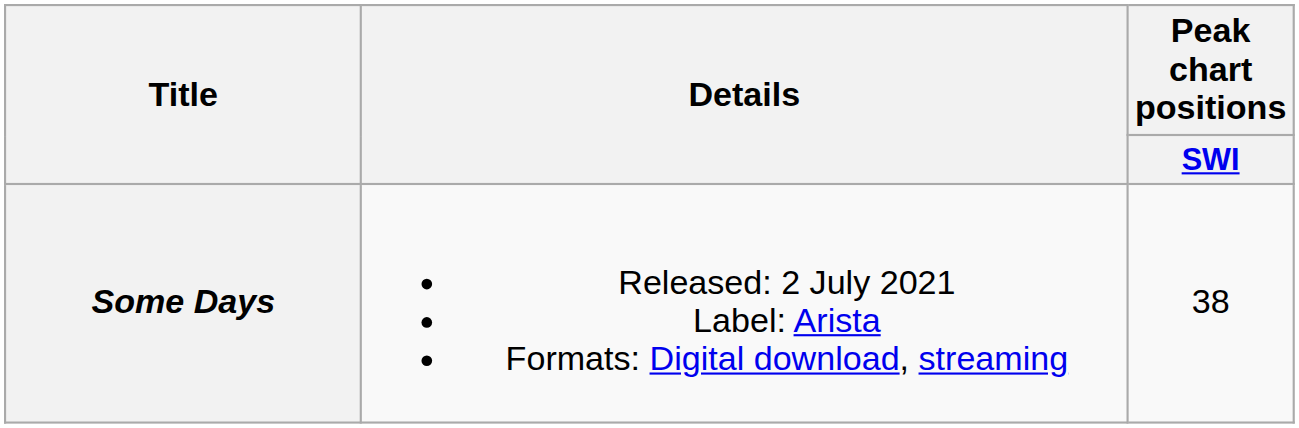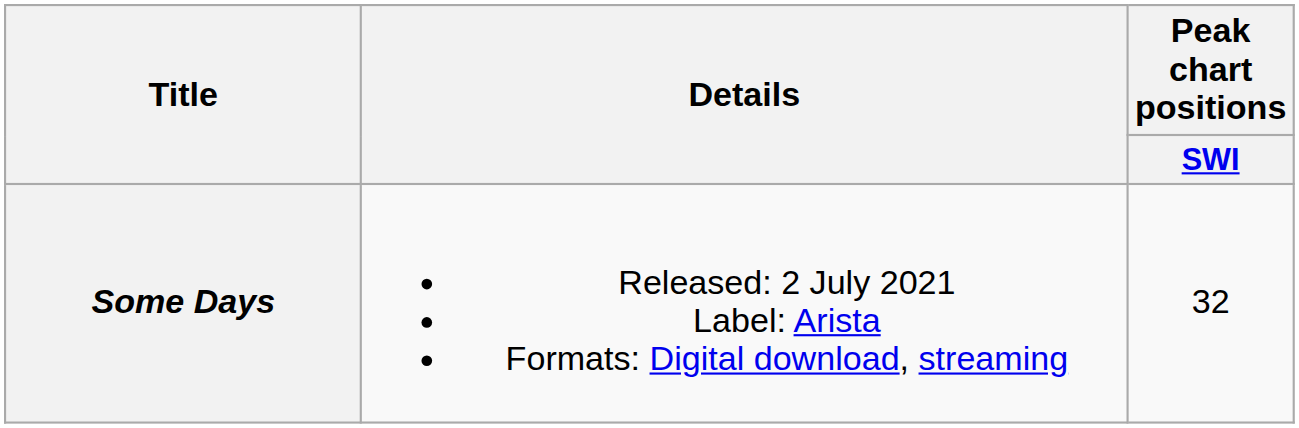(1211, 302) 38 -> (1211, 302) 32
